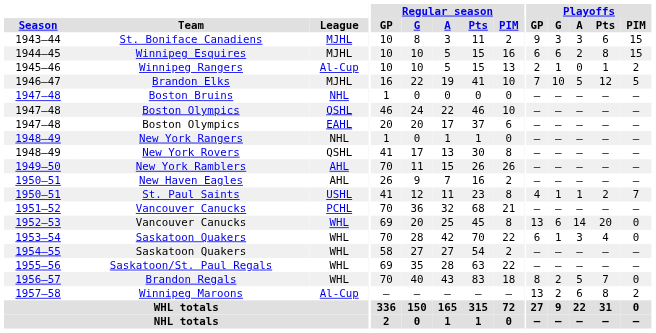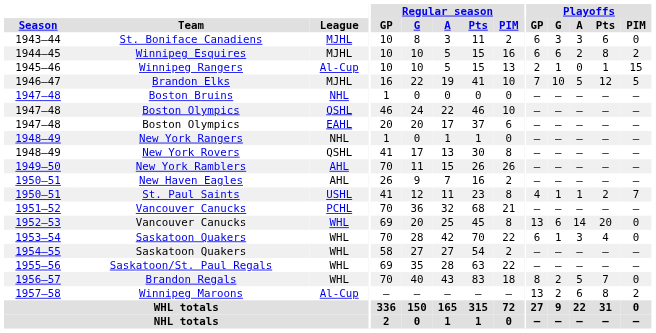(537, 39) 9 -> (537, 39) 6
(636, 39) 15 -> (636, 39) 0
(636, 53) 15 -> (636, 53) 2
(636, 67) 2 -> (636, 67) 15
